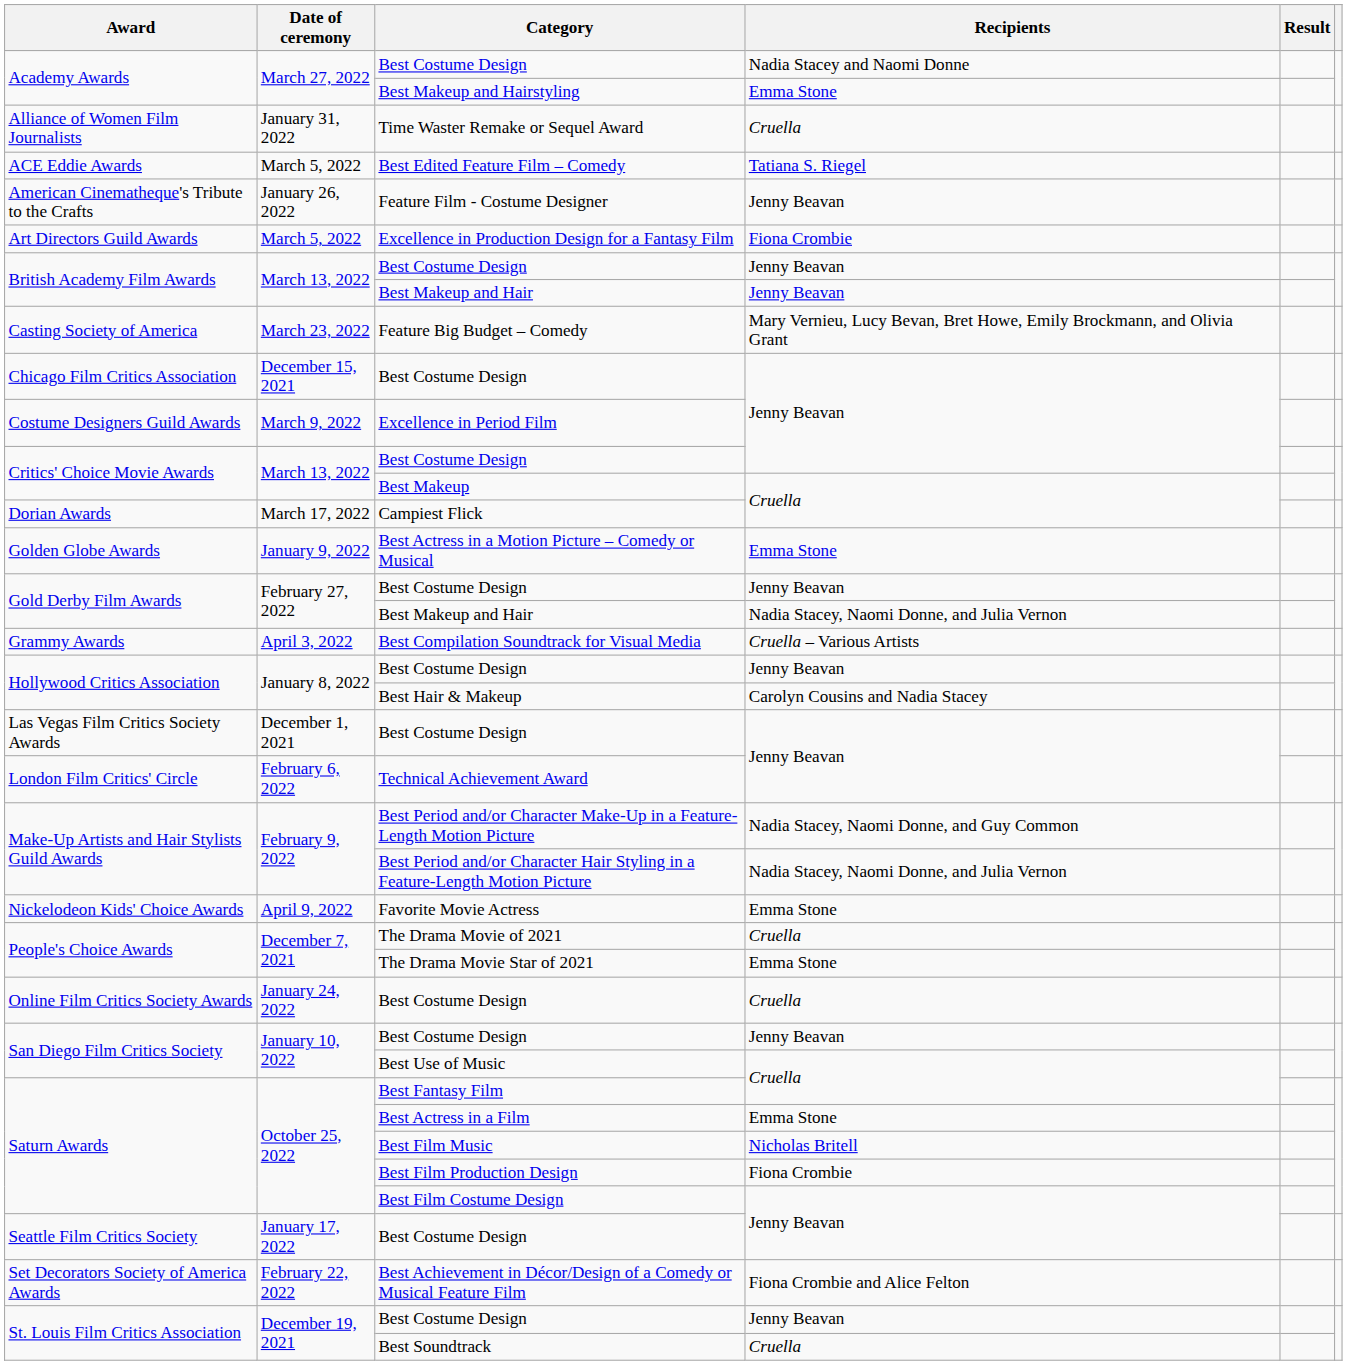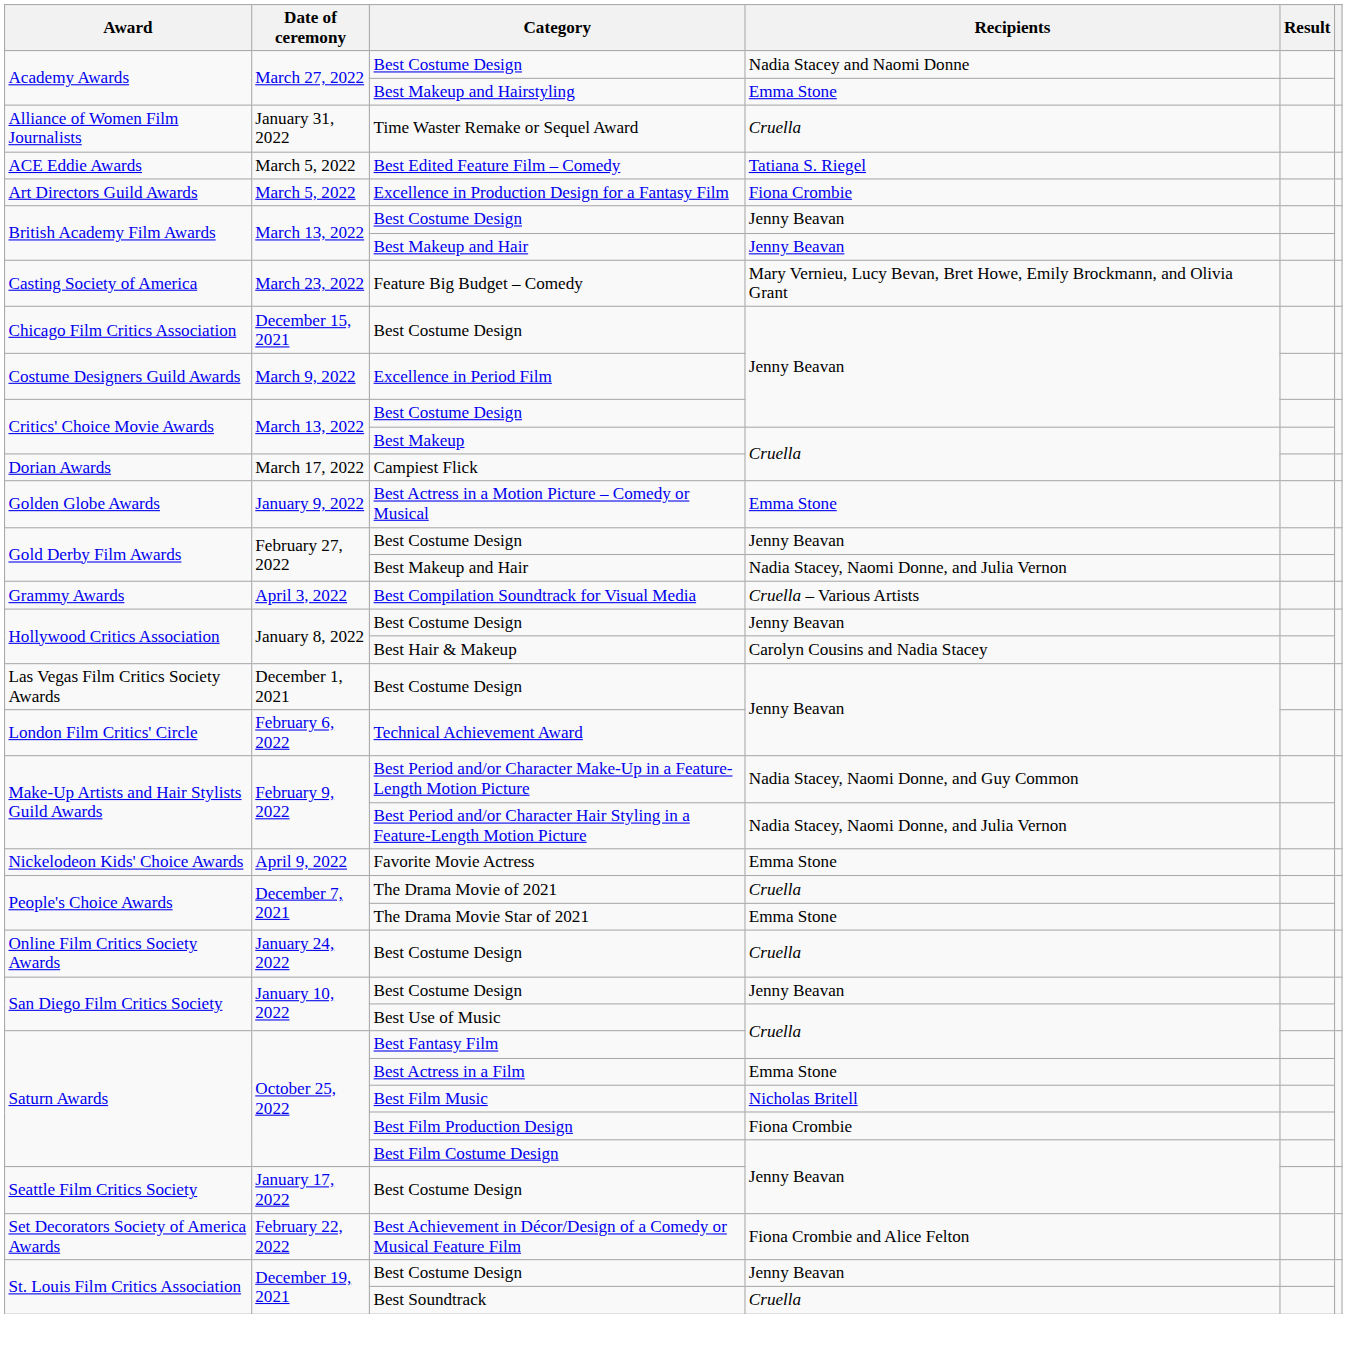- row: (126, 201)
